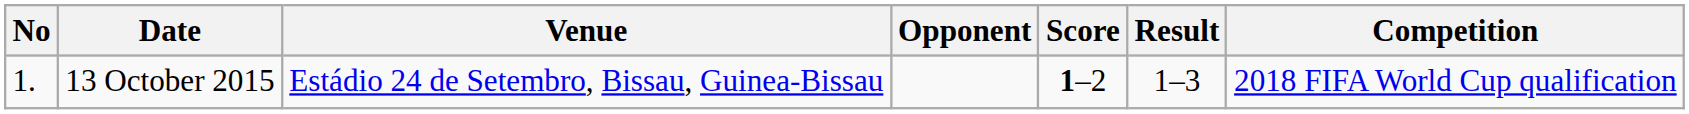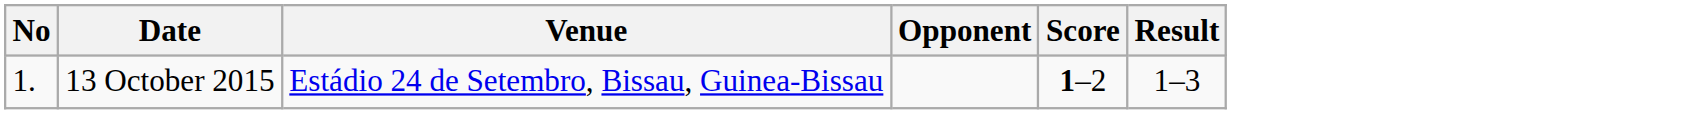- column: (1455, 29)
